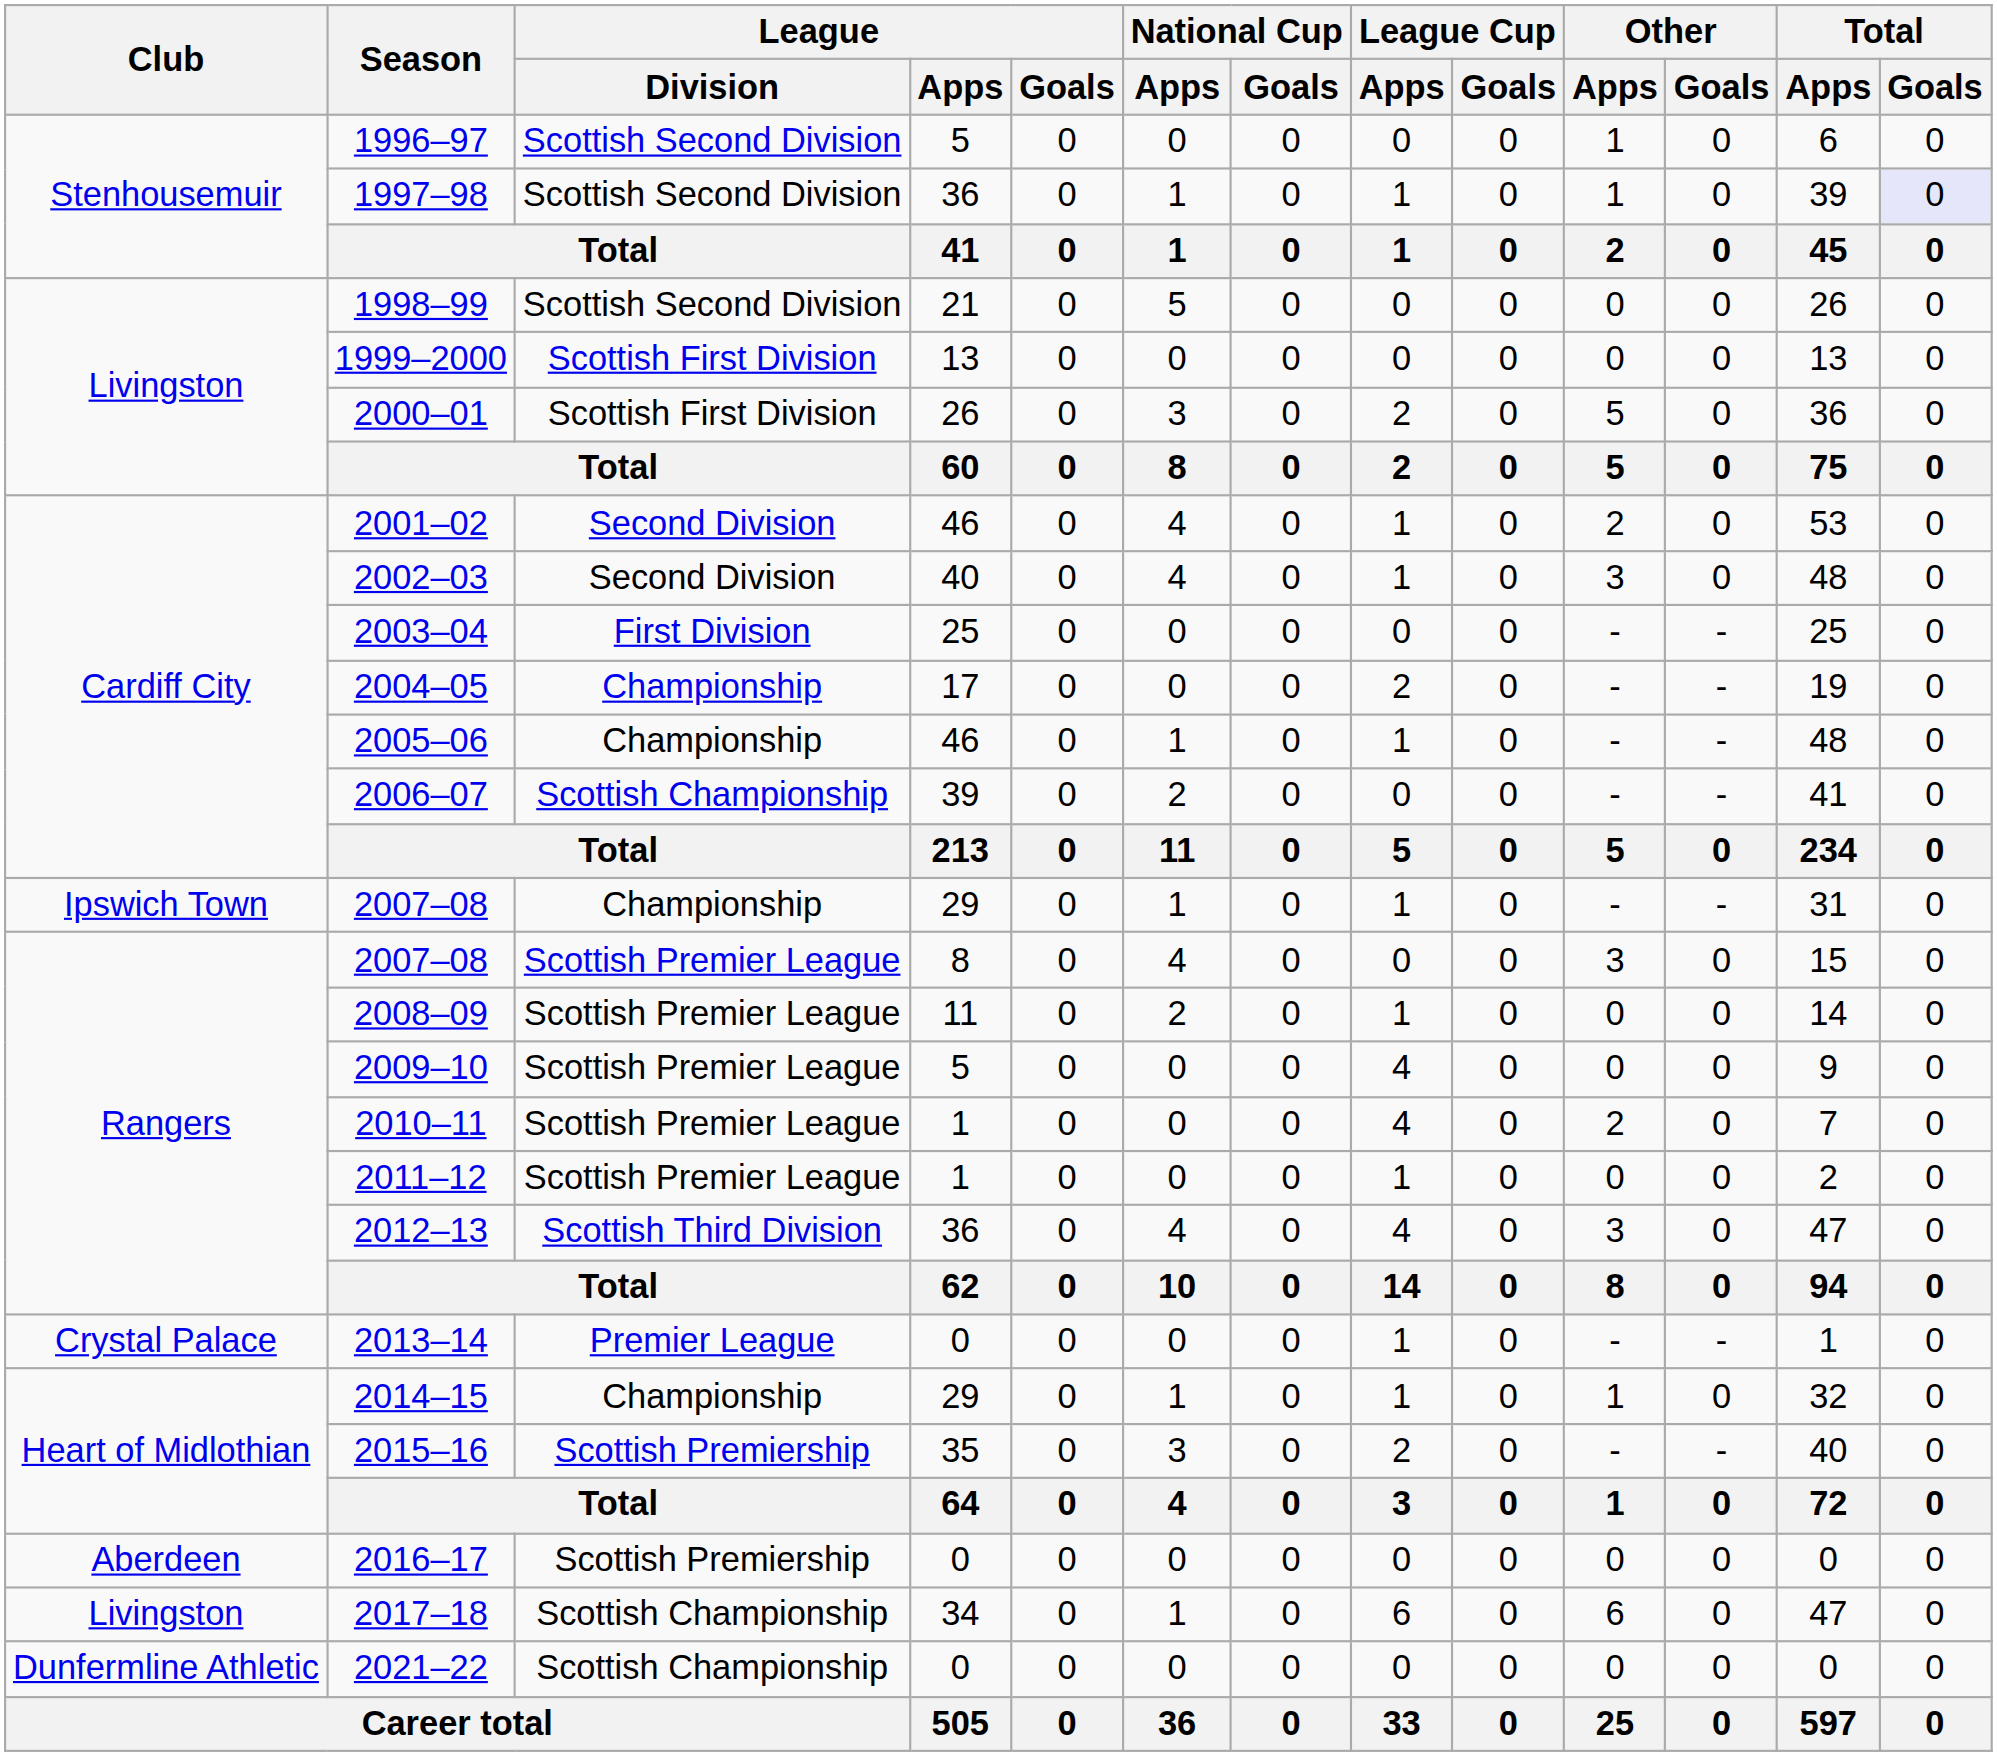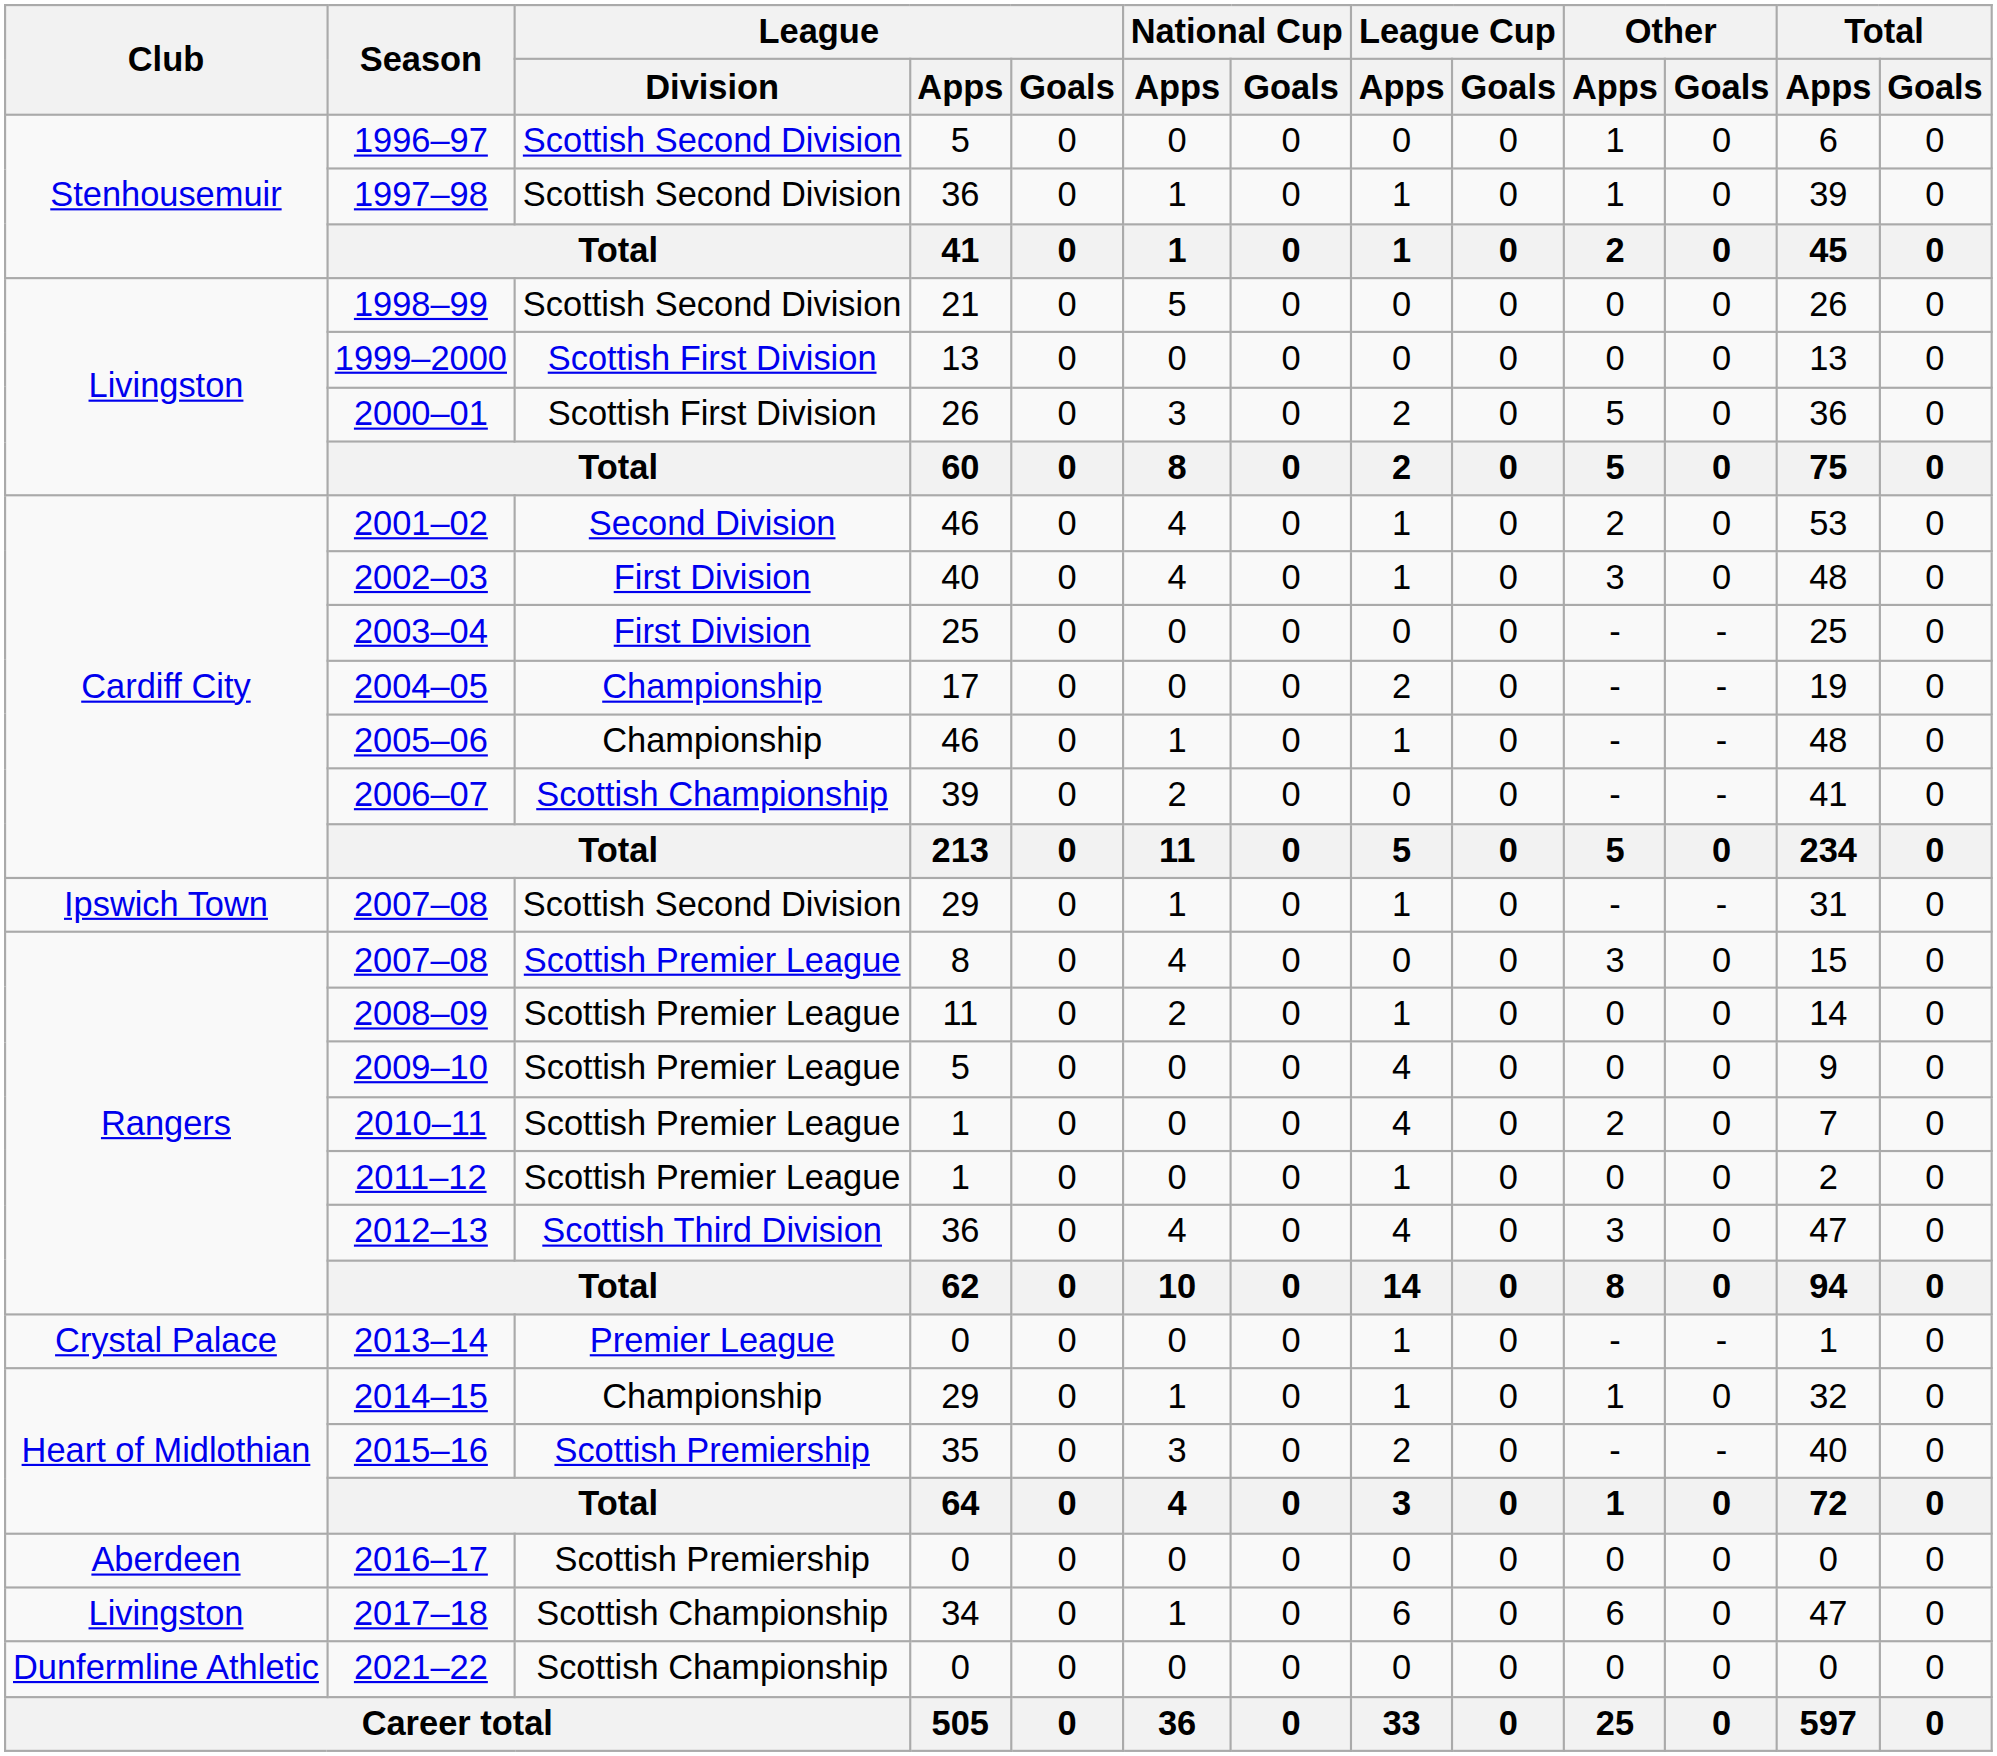(1935, 195) lavender background -> (1935, 195) no background
(712, 577) Second Division -> (712, 577) First Division
(712, 904) Championship -> (712, 904) Scottish Second Division
